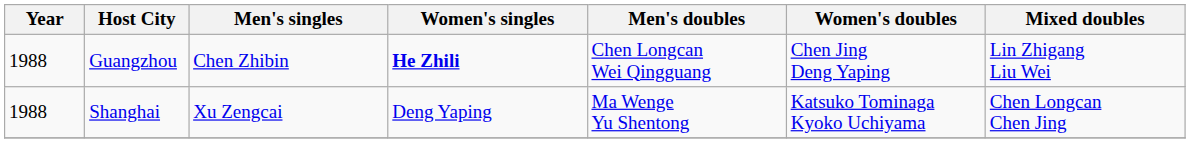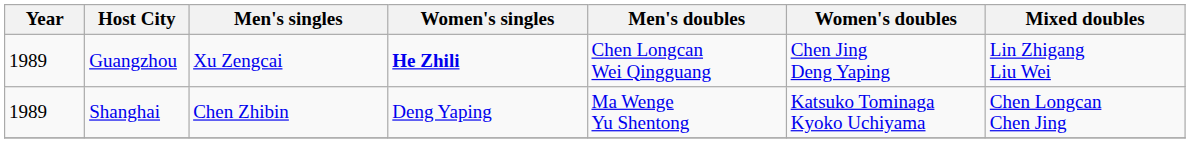(28, 60) 1988 -> (28, 60) 1989
(241, 60) Chen Zhibin -> (238, 60) Xu Zengcai
(28, 112) 1988 -> (28, 112) 1989
(238, 112) Xu Zengcai -> (241, 112) Chen Zhibin
